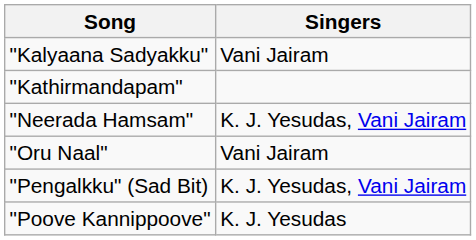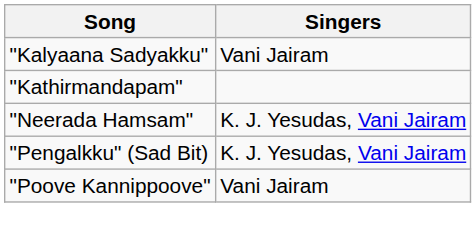- row: (59, 153)
(283, 219) K. J. Yesudas -> (274, 186) Vani Jairam
